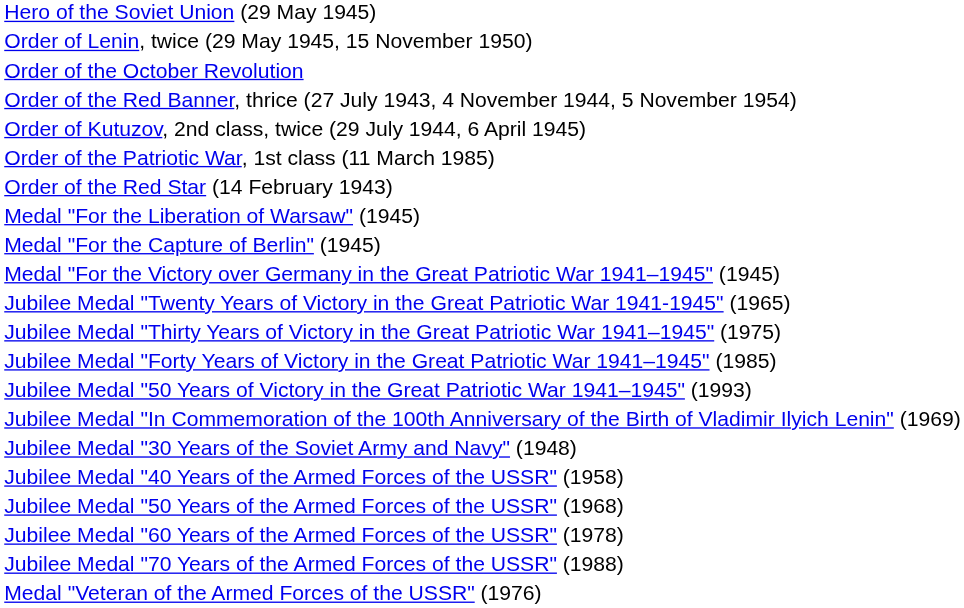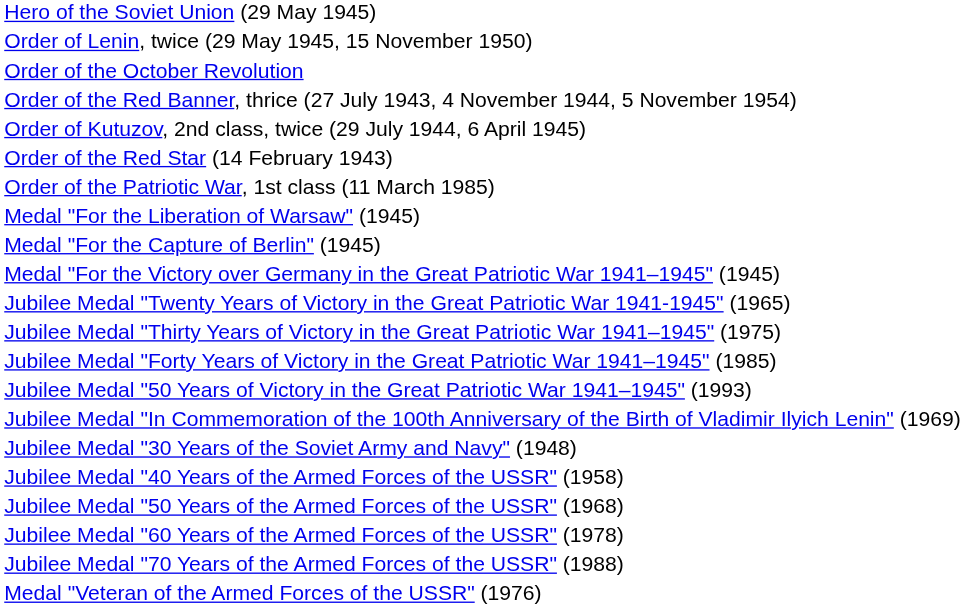rows swapped: (250, 157) <-> (199, 186)
